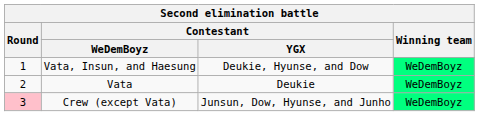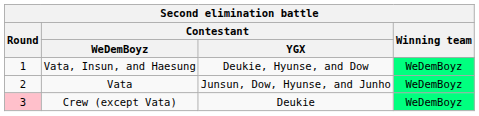(296, 84) Deukie -> (296, 84) Junsun, Dow, Hyunse, and Junho
(296, 101) Junsun, Dow, Hyunse, and Junho -> (296, 101) Deukie
